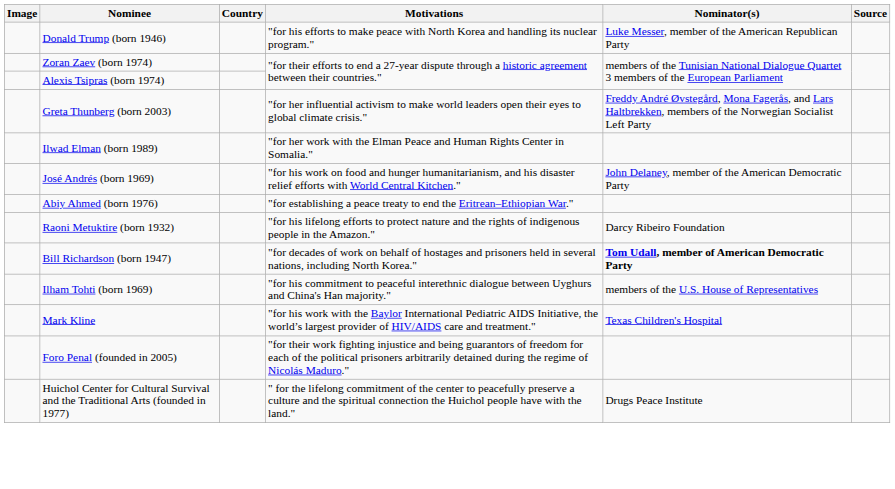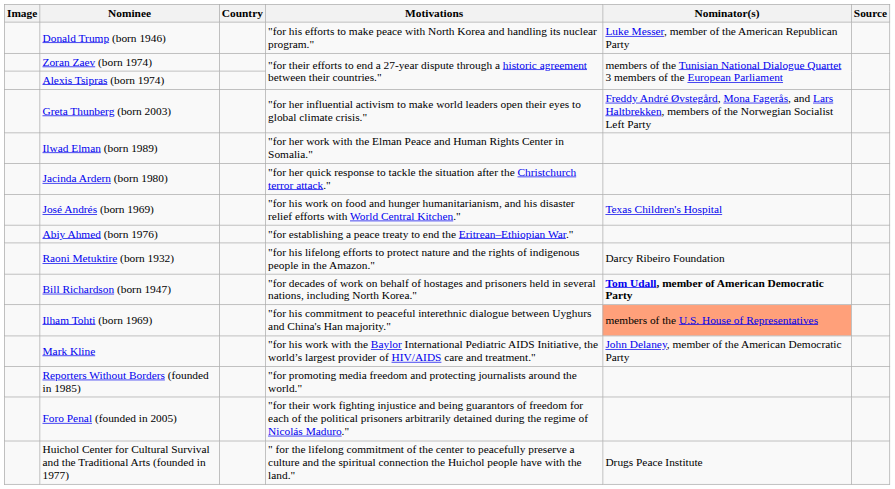+ row: (105, 179)
(723, 179) John Delaney, member of the American Democratic Party -> (664, 209) Texas Children's Hospital
(712, 289) no background -> (712, 320) lightsalmon background
(664, 320) Texas Children's Hospital -> (723, 351) John Delaney, member of the American Democratic Party
+ row: (126, 381)
